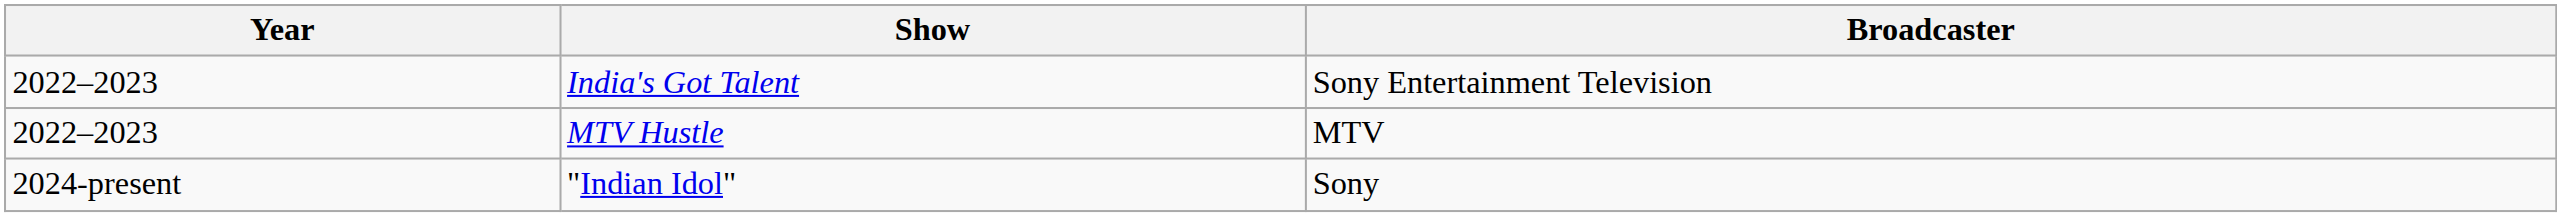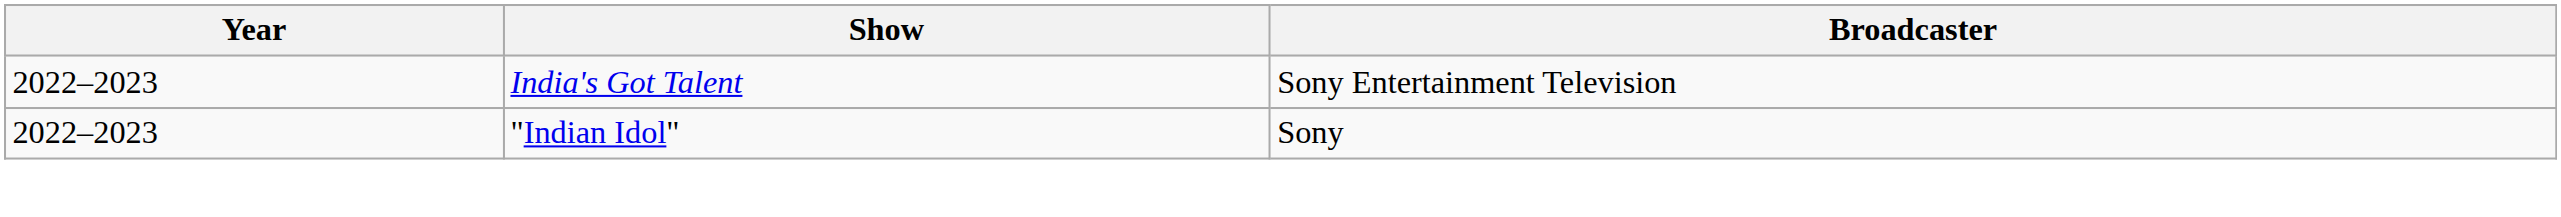- row: (645, 132)
(97, 183) 2024-present -> (85, 132) 2022–2023
